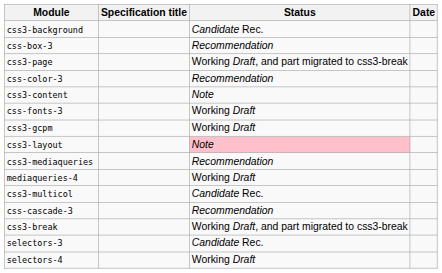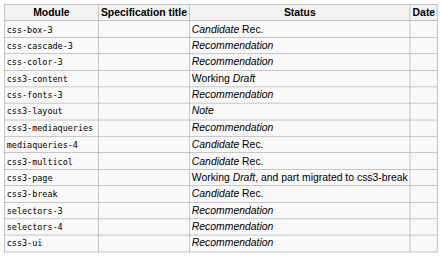- row: (45, 29)
(233, 45) Recommendation -> (228, 29) Candidate Rec.
rows swapped: (40, 211) <-> (30, 62)
(203, 95) Note -> (223, 78) Working Draft
(223, 111) Working Draft -> (233, 95) Recommendation
- row: (30, 128)
(203, 144) pink background -> (203, 111) no background
(223, 177) Working Draft -> (228, 144) Candidate Rec.
(300, 227) Working Draft, and part migrated to css3-break -> (228, 194) Candidate Rec.
(228, 243) Candidate Rec. -> (233, 210) Recommendation
(223, 260) Working Draft -> (233, 227) Recommendation
+ row: (25, 244)
